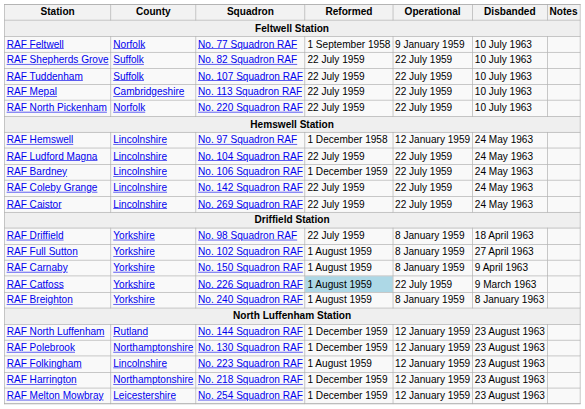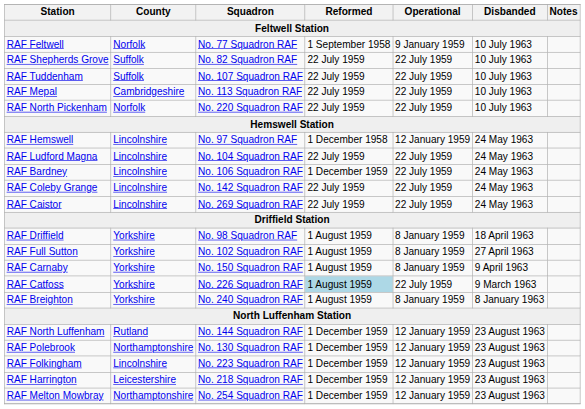(336, 236) 22 July 1959 -> (340, 236) 1 August 1959
(340, 364) 1 August 1959 -> (348, 364) 1 December 1959
(153, 380) Northamptonshire -> (145, 380) Leicestershire
(145, 396) Leicestershire -> (153, 396) Northamptonshire
